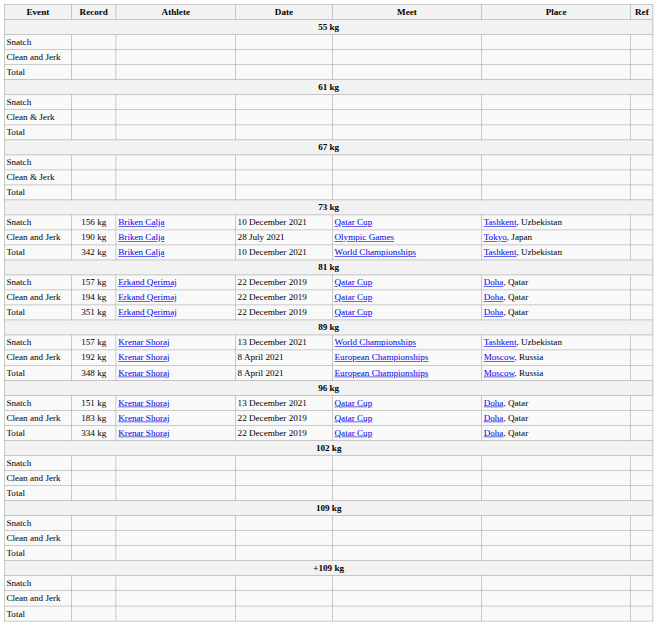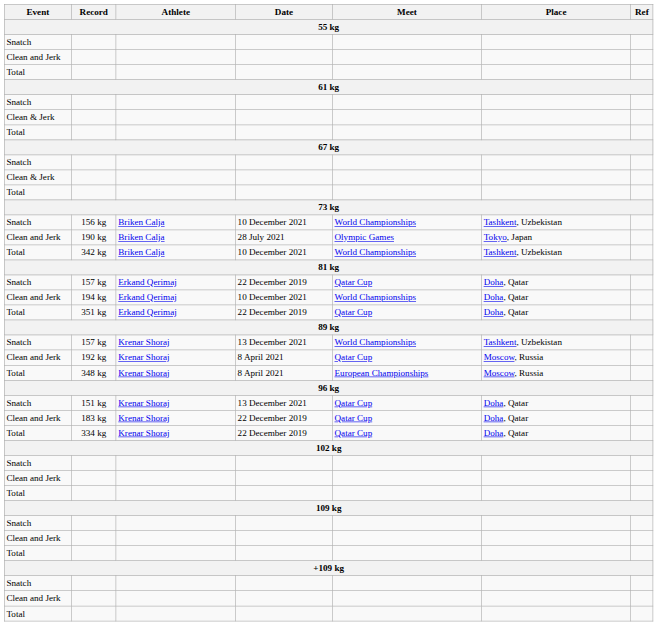(353, 222) Qatar Cup -> (375, 222) World Championships
(272, 297) 22 December 2019 -> (272, 297) 10 December 2021
(353, 297) Qatar Cup -> (375, 297) World Championships
(381, 358) European Championships -> (353, 358) Qatar Cup
